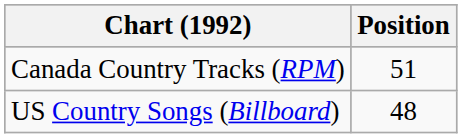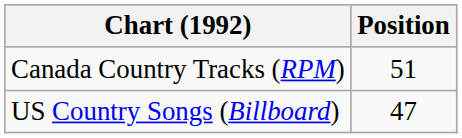(403, 111) 48 -> (403, 111) 47
